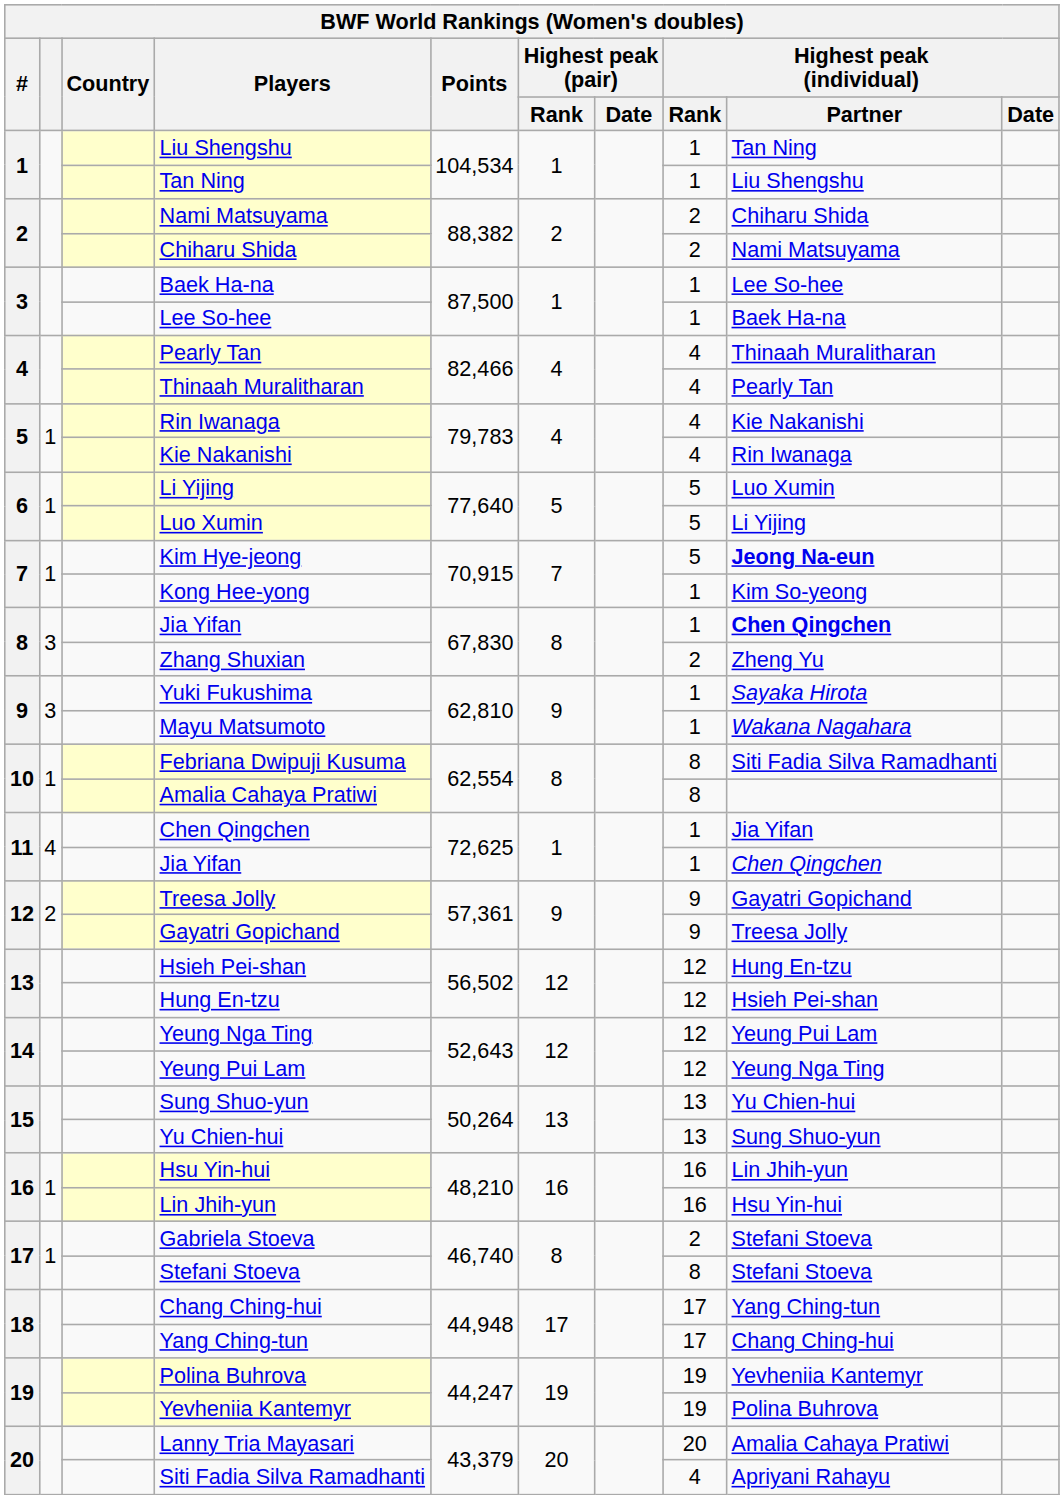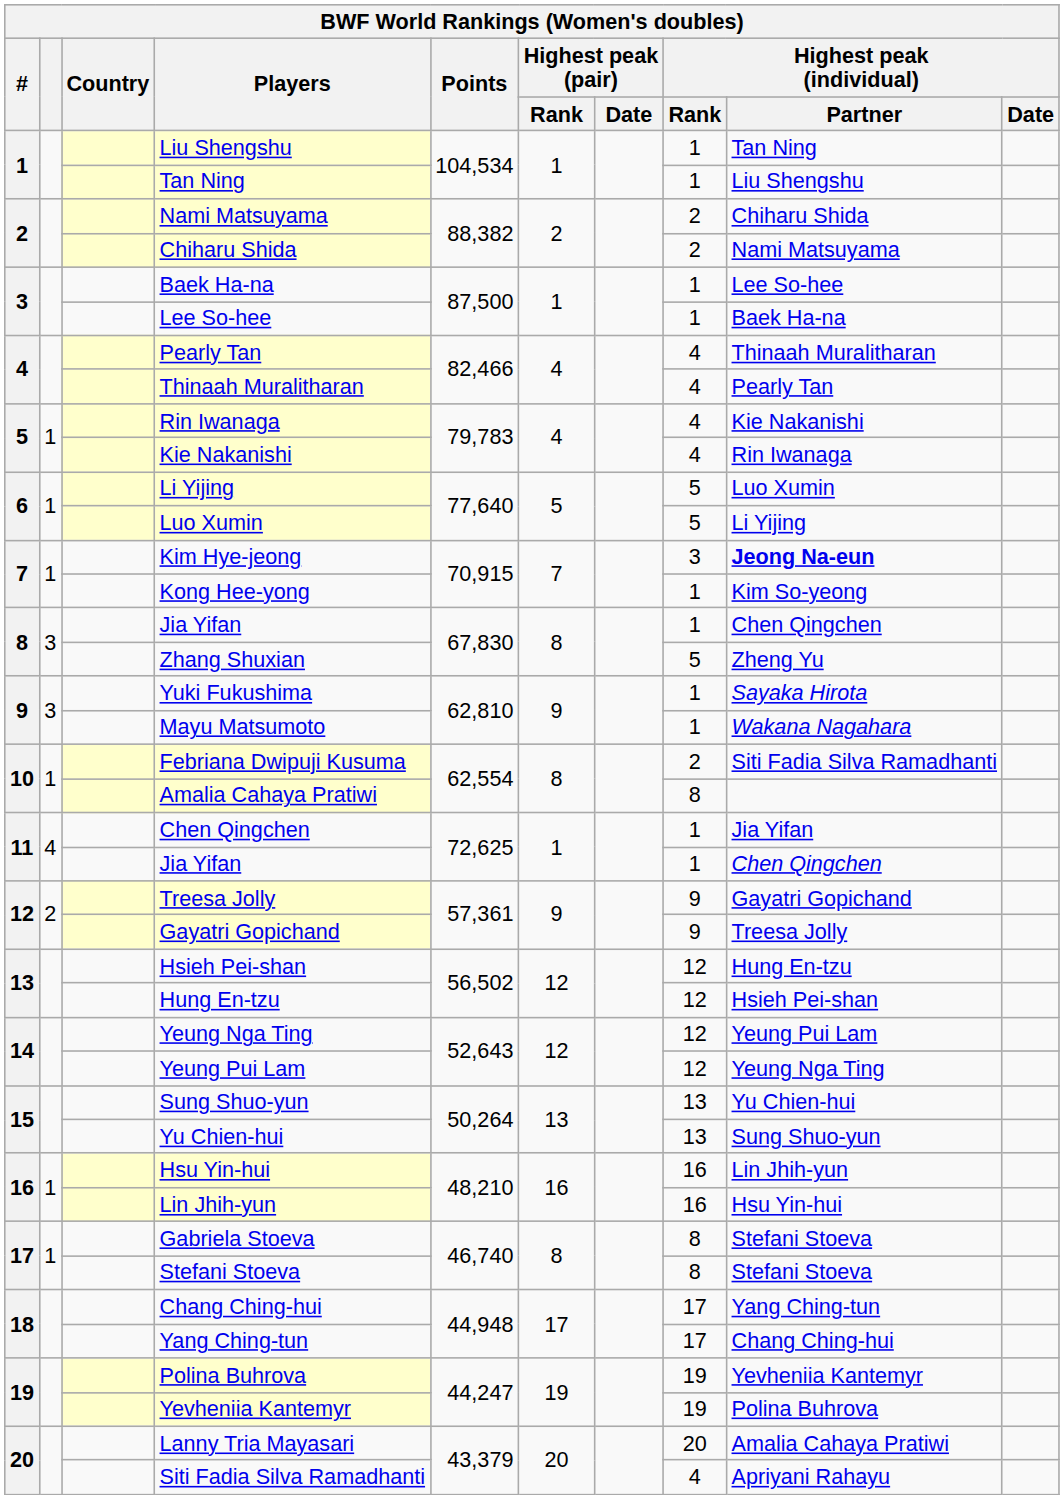(695, 557) 5 -> (695, 557) 3
(811, 625) bold -> (807, 625) normal
(695, 659) 2 -> (695, 659) 5
(695, 761) 8 -> (695, 761) 2
(695, 1238) 2 -> (695, 1238) 8
